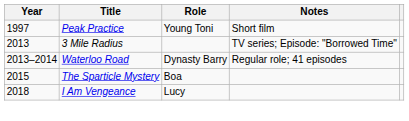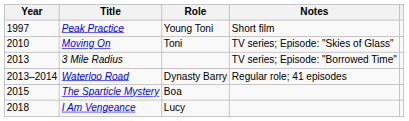+ row: (86, 44)
